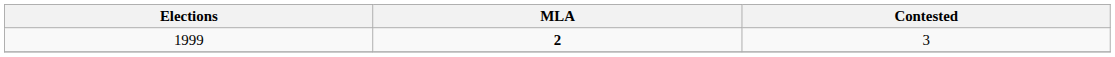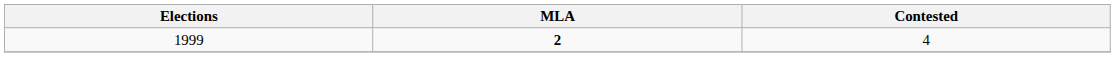(926, 39) 3 -> (926, 39) 4
